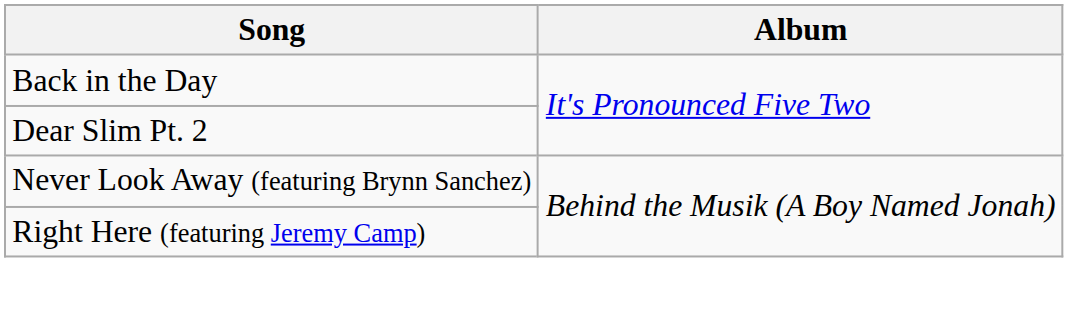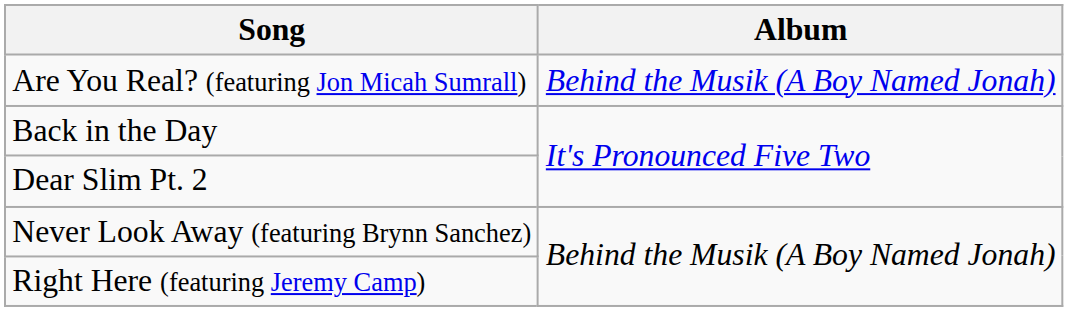+ row: (269, 79)
